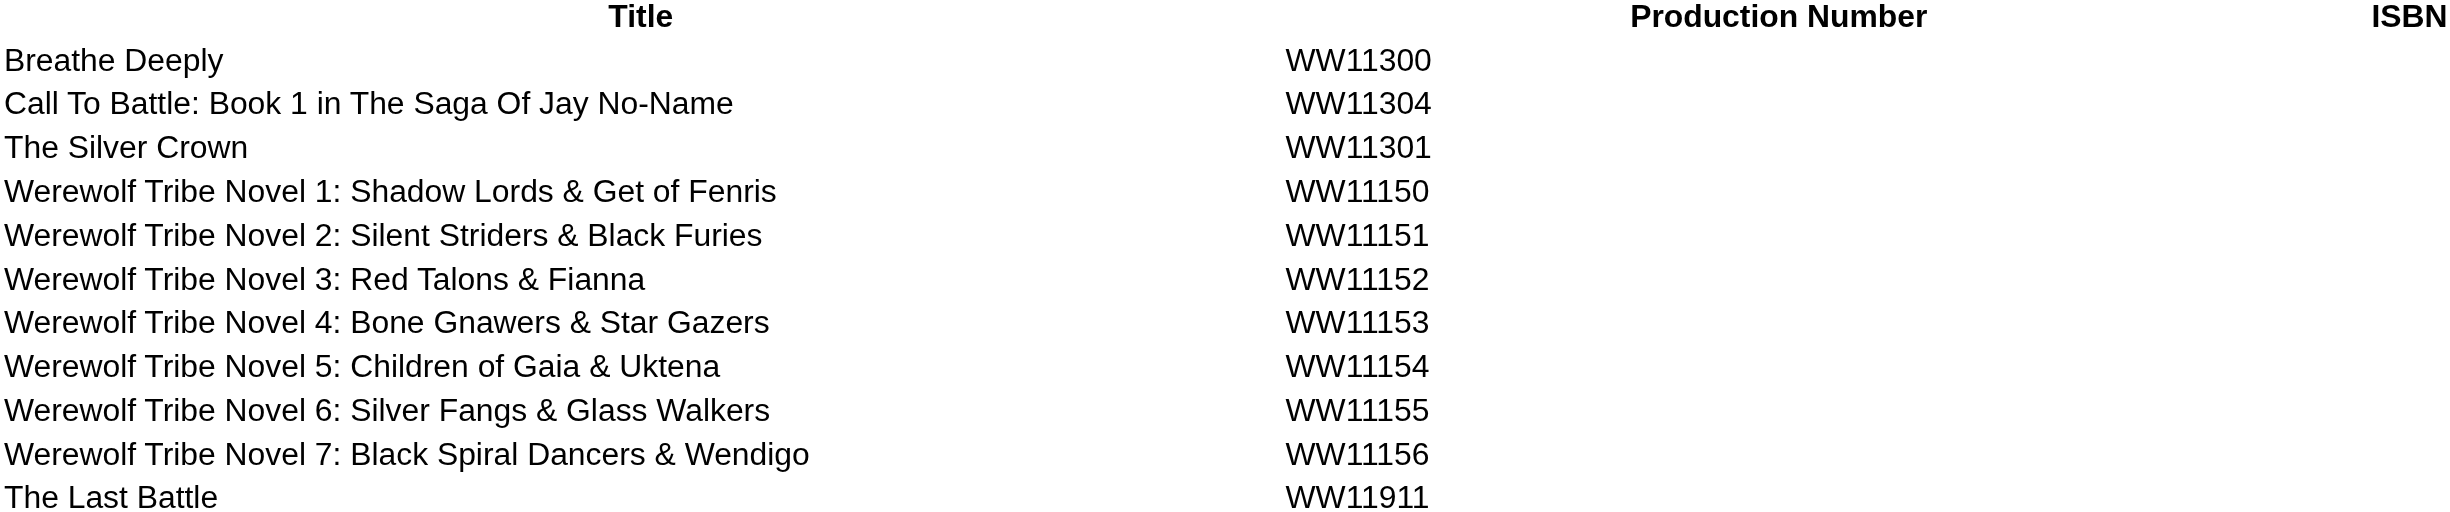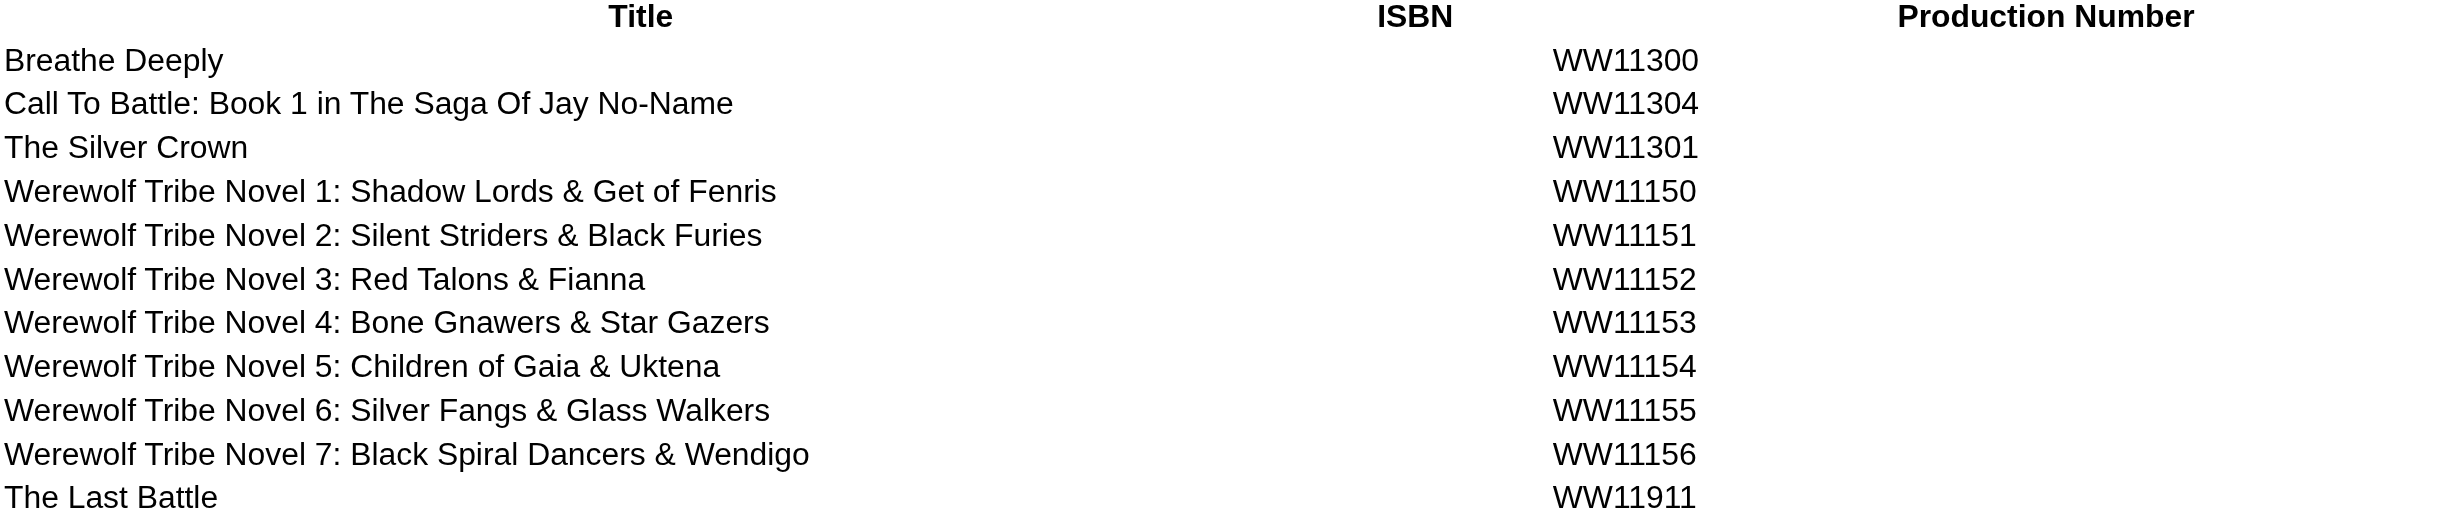columns swapped: (1779, 16) <-> (2410, 16)
